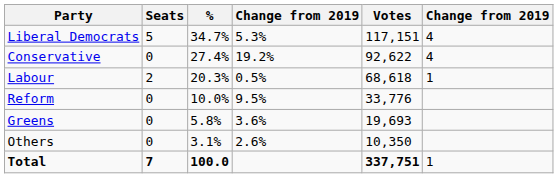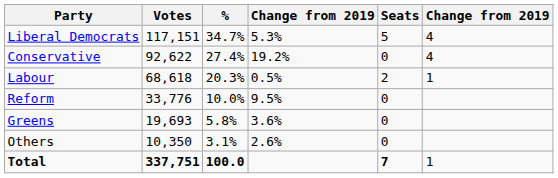columns swapped: (392, 15) <-> (165, 15)
